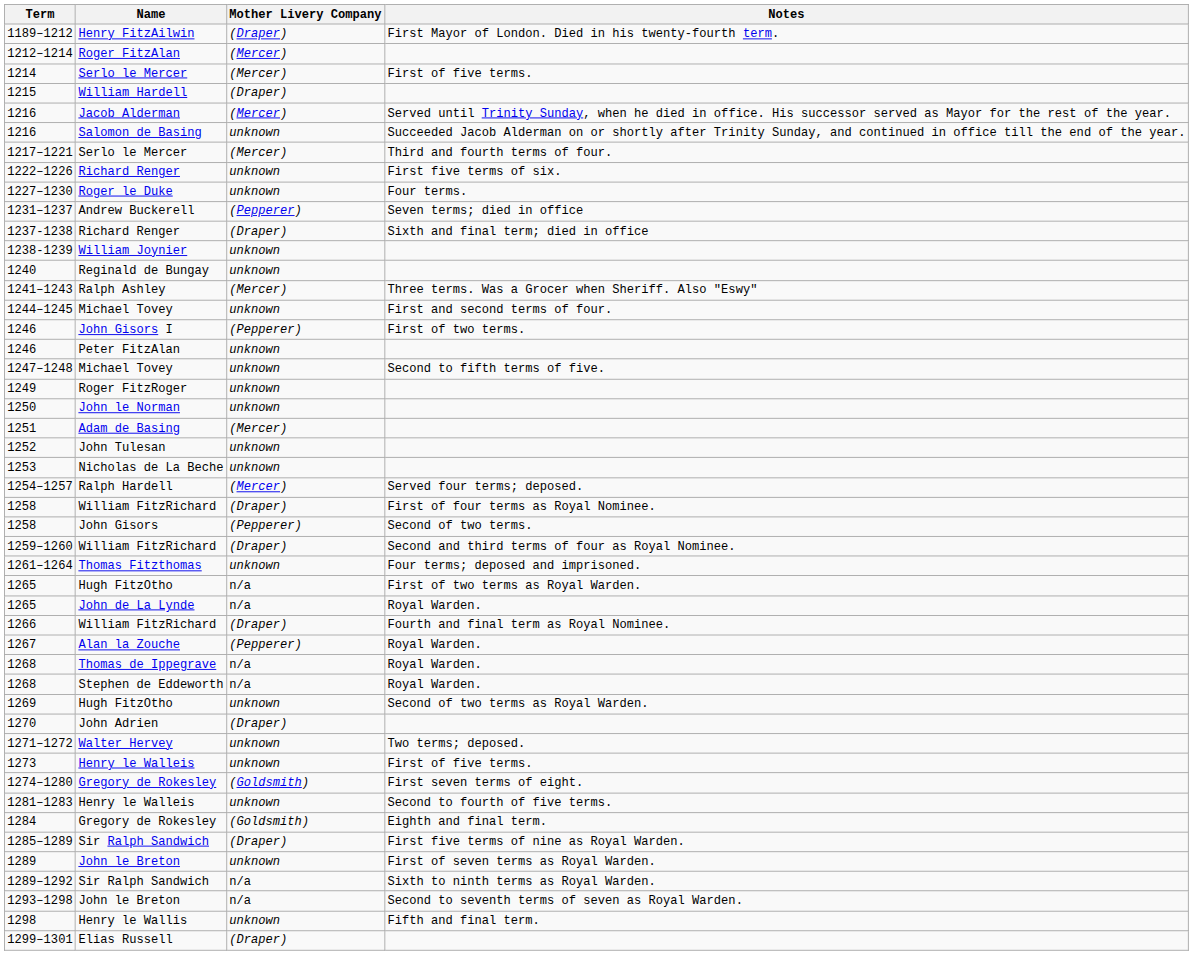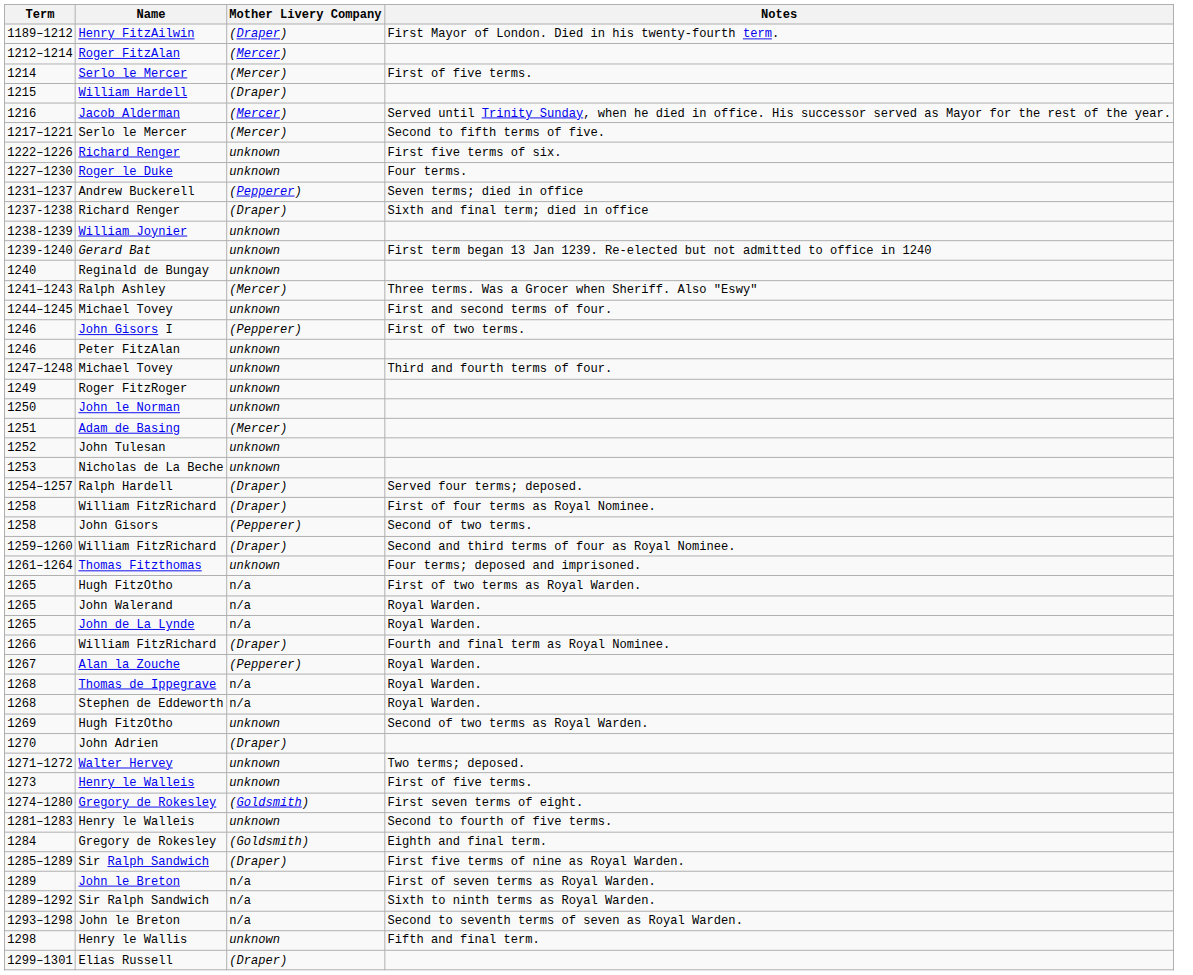- row: (22, 133)
(500, 152) Third and fourth terms of four. -> (496, 133) Second to fifth terms of five.
+ row: (40, 251)
(496, 369) Second to fifth terms of five. -> (500, 369) Third and fourth terms of four.
(258, 487) (Mercer) -> (258, 487) (Draper)
+ row: (22, 605)
(255, 862) unknown -> (240, 881) n/a
